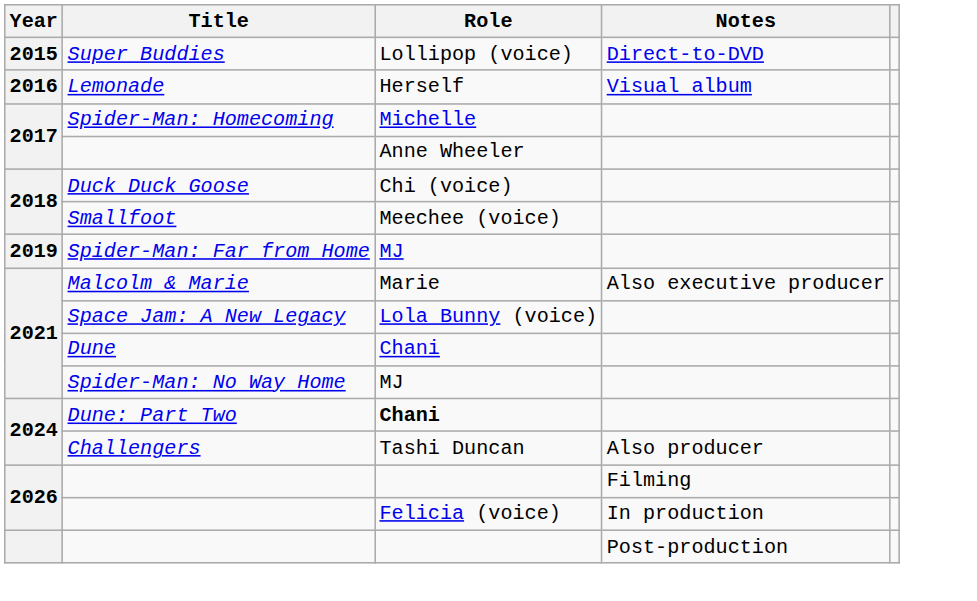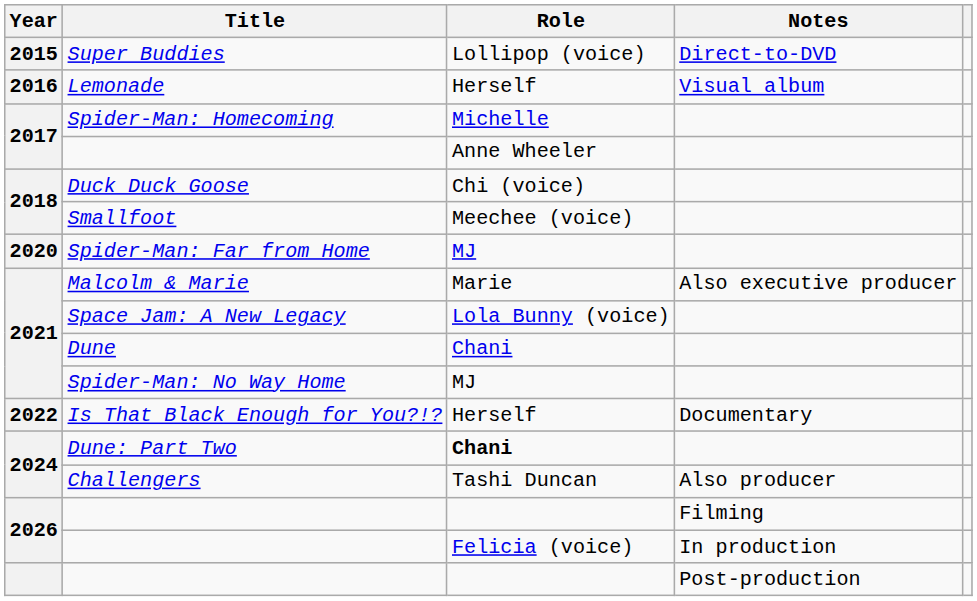(34, 251) 2019 -> (34, 251) 2020
+ row: (255, 415)
